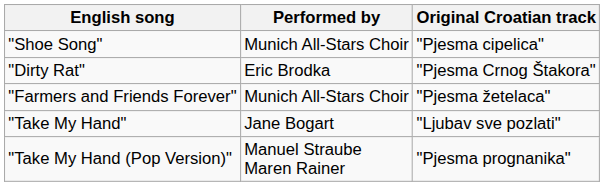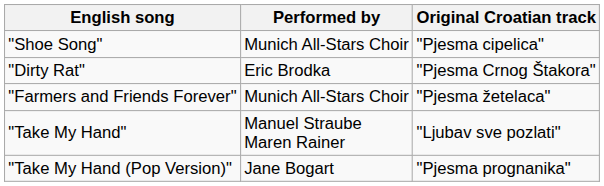(289, 123) Jane Bogart -> (303, 132) Manuel Straube Maren Rainer
(303, 159) Manuel Straube Maren Rainer -> (289, 168) Jane Bogart
